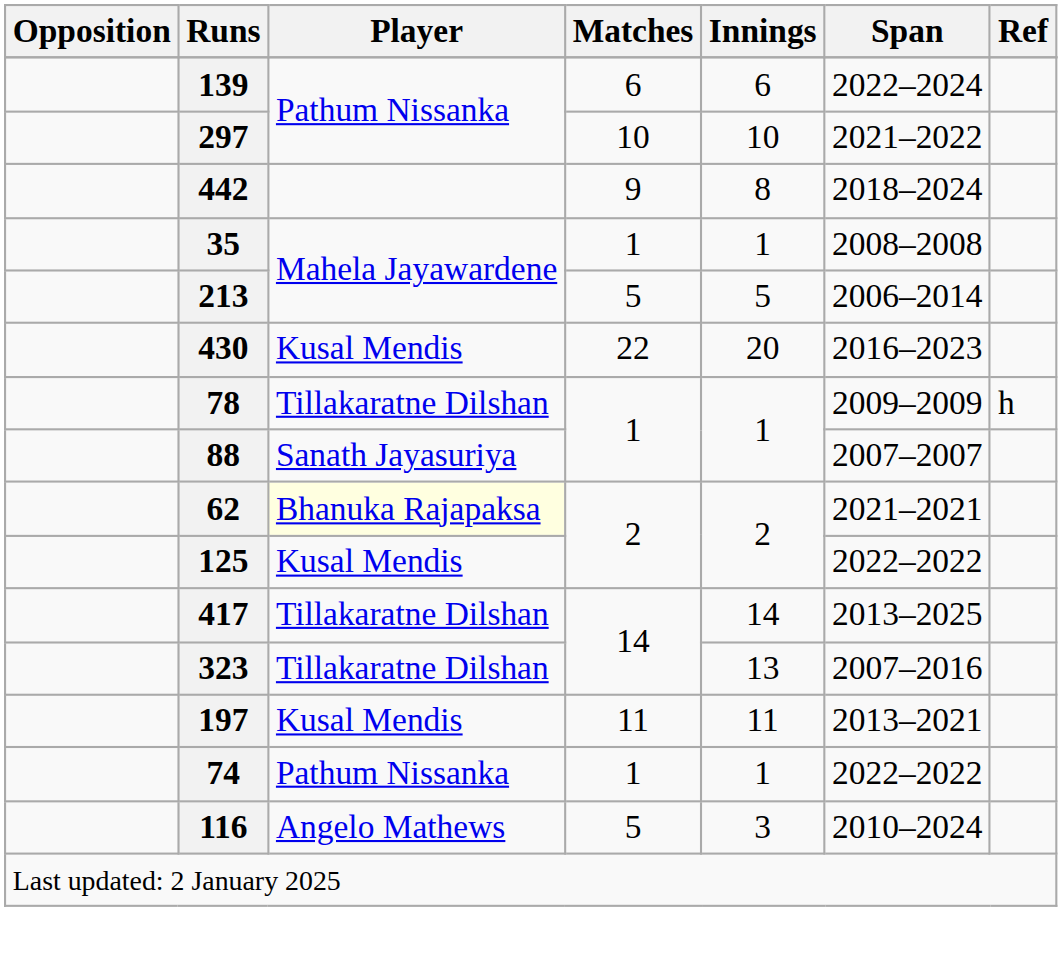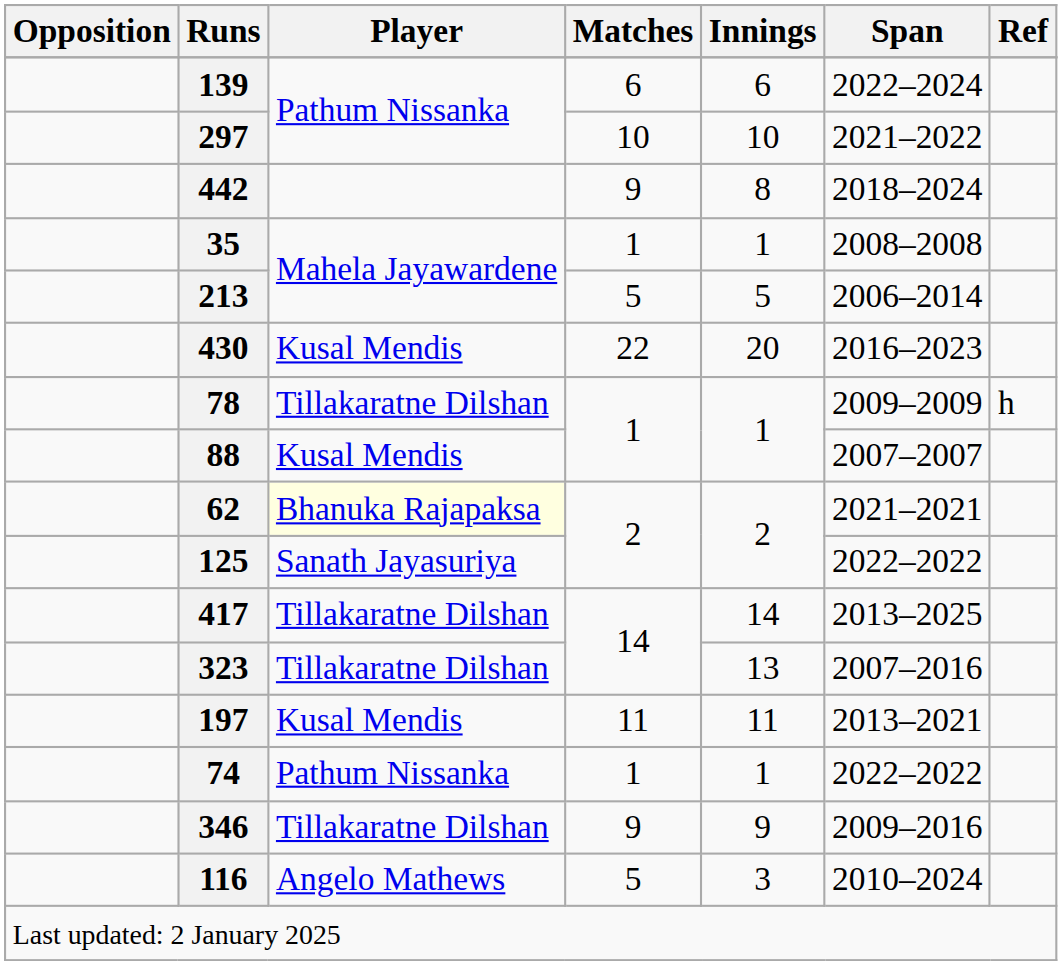(396, 455) Sanath Jayasuriya -> (369, 455) Kusal Mendis
(369, 561) Kusal Mendis -> (396, 561) Sanath Jayasuriya
+ row: (223, 826)
